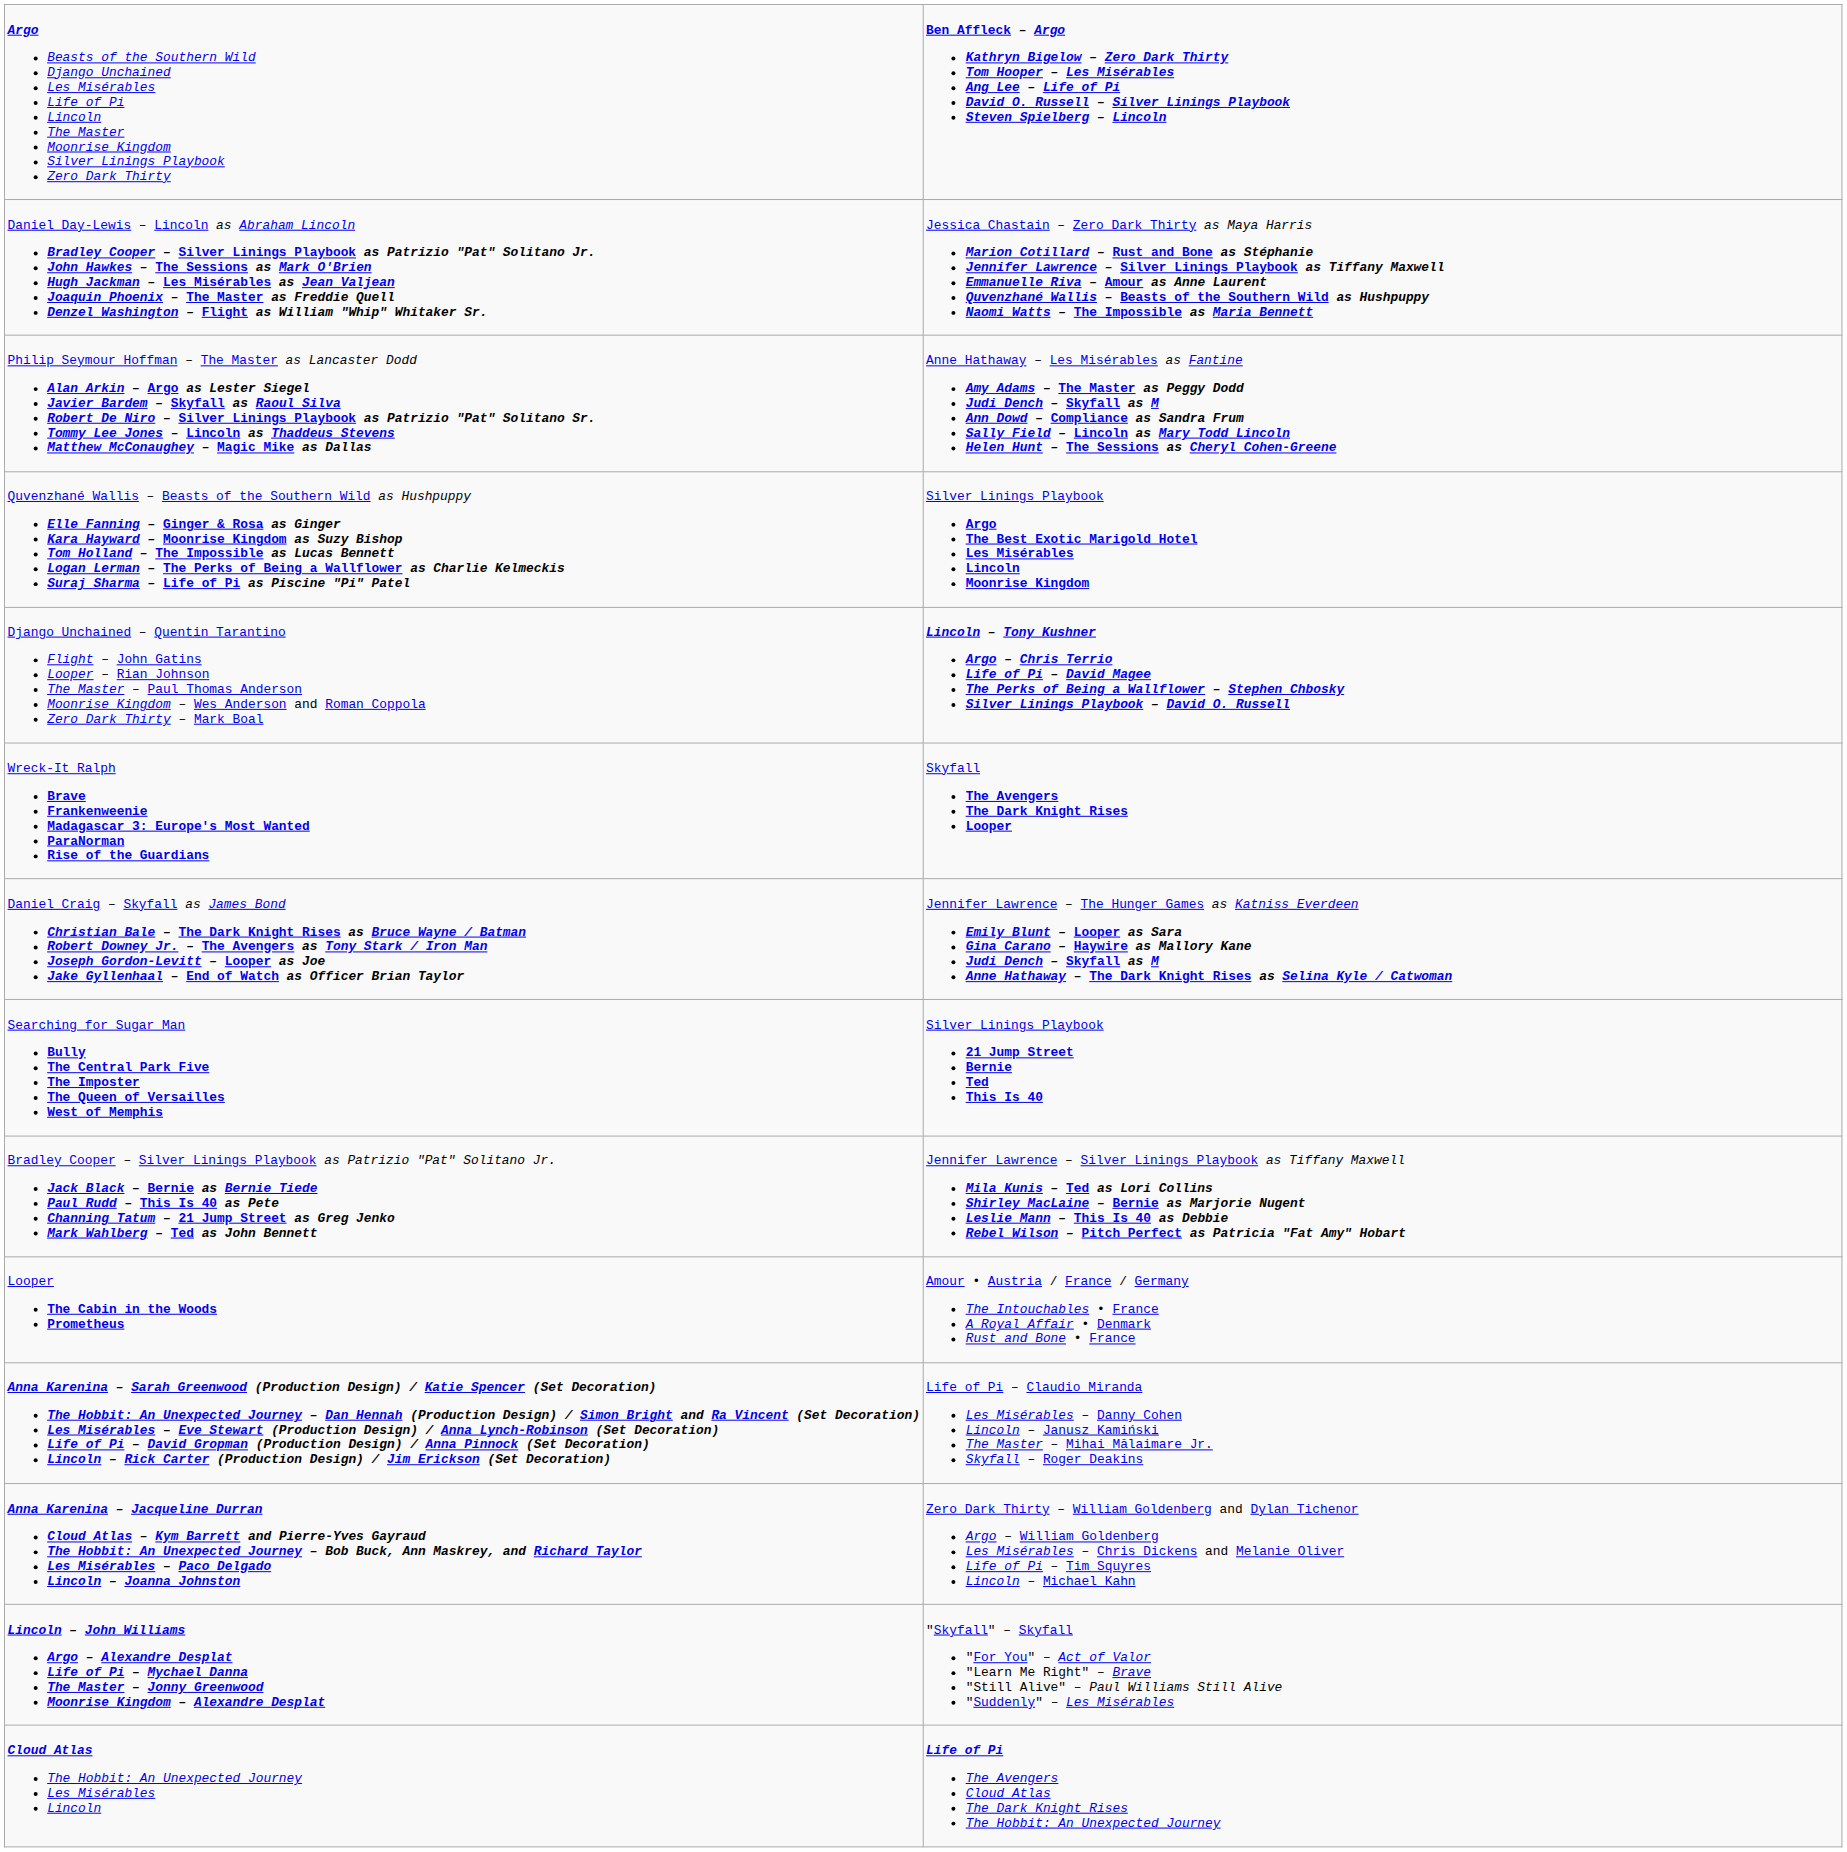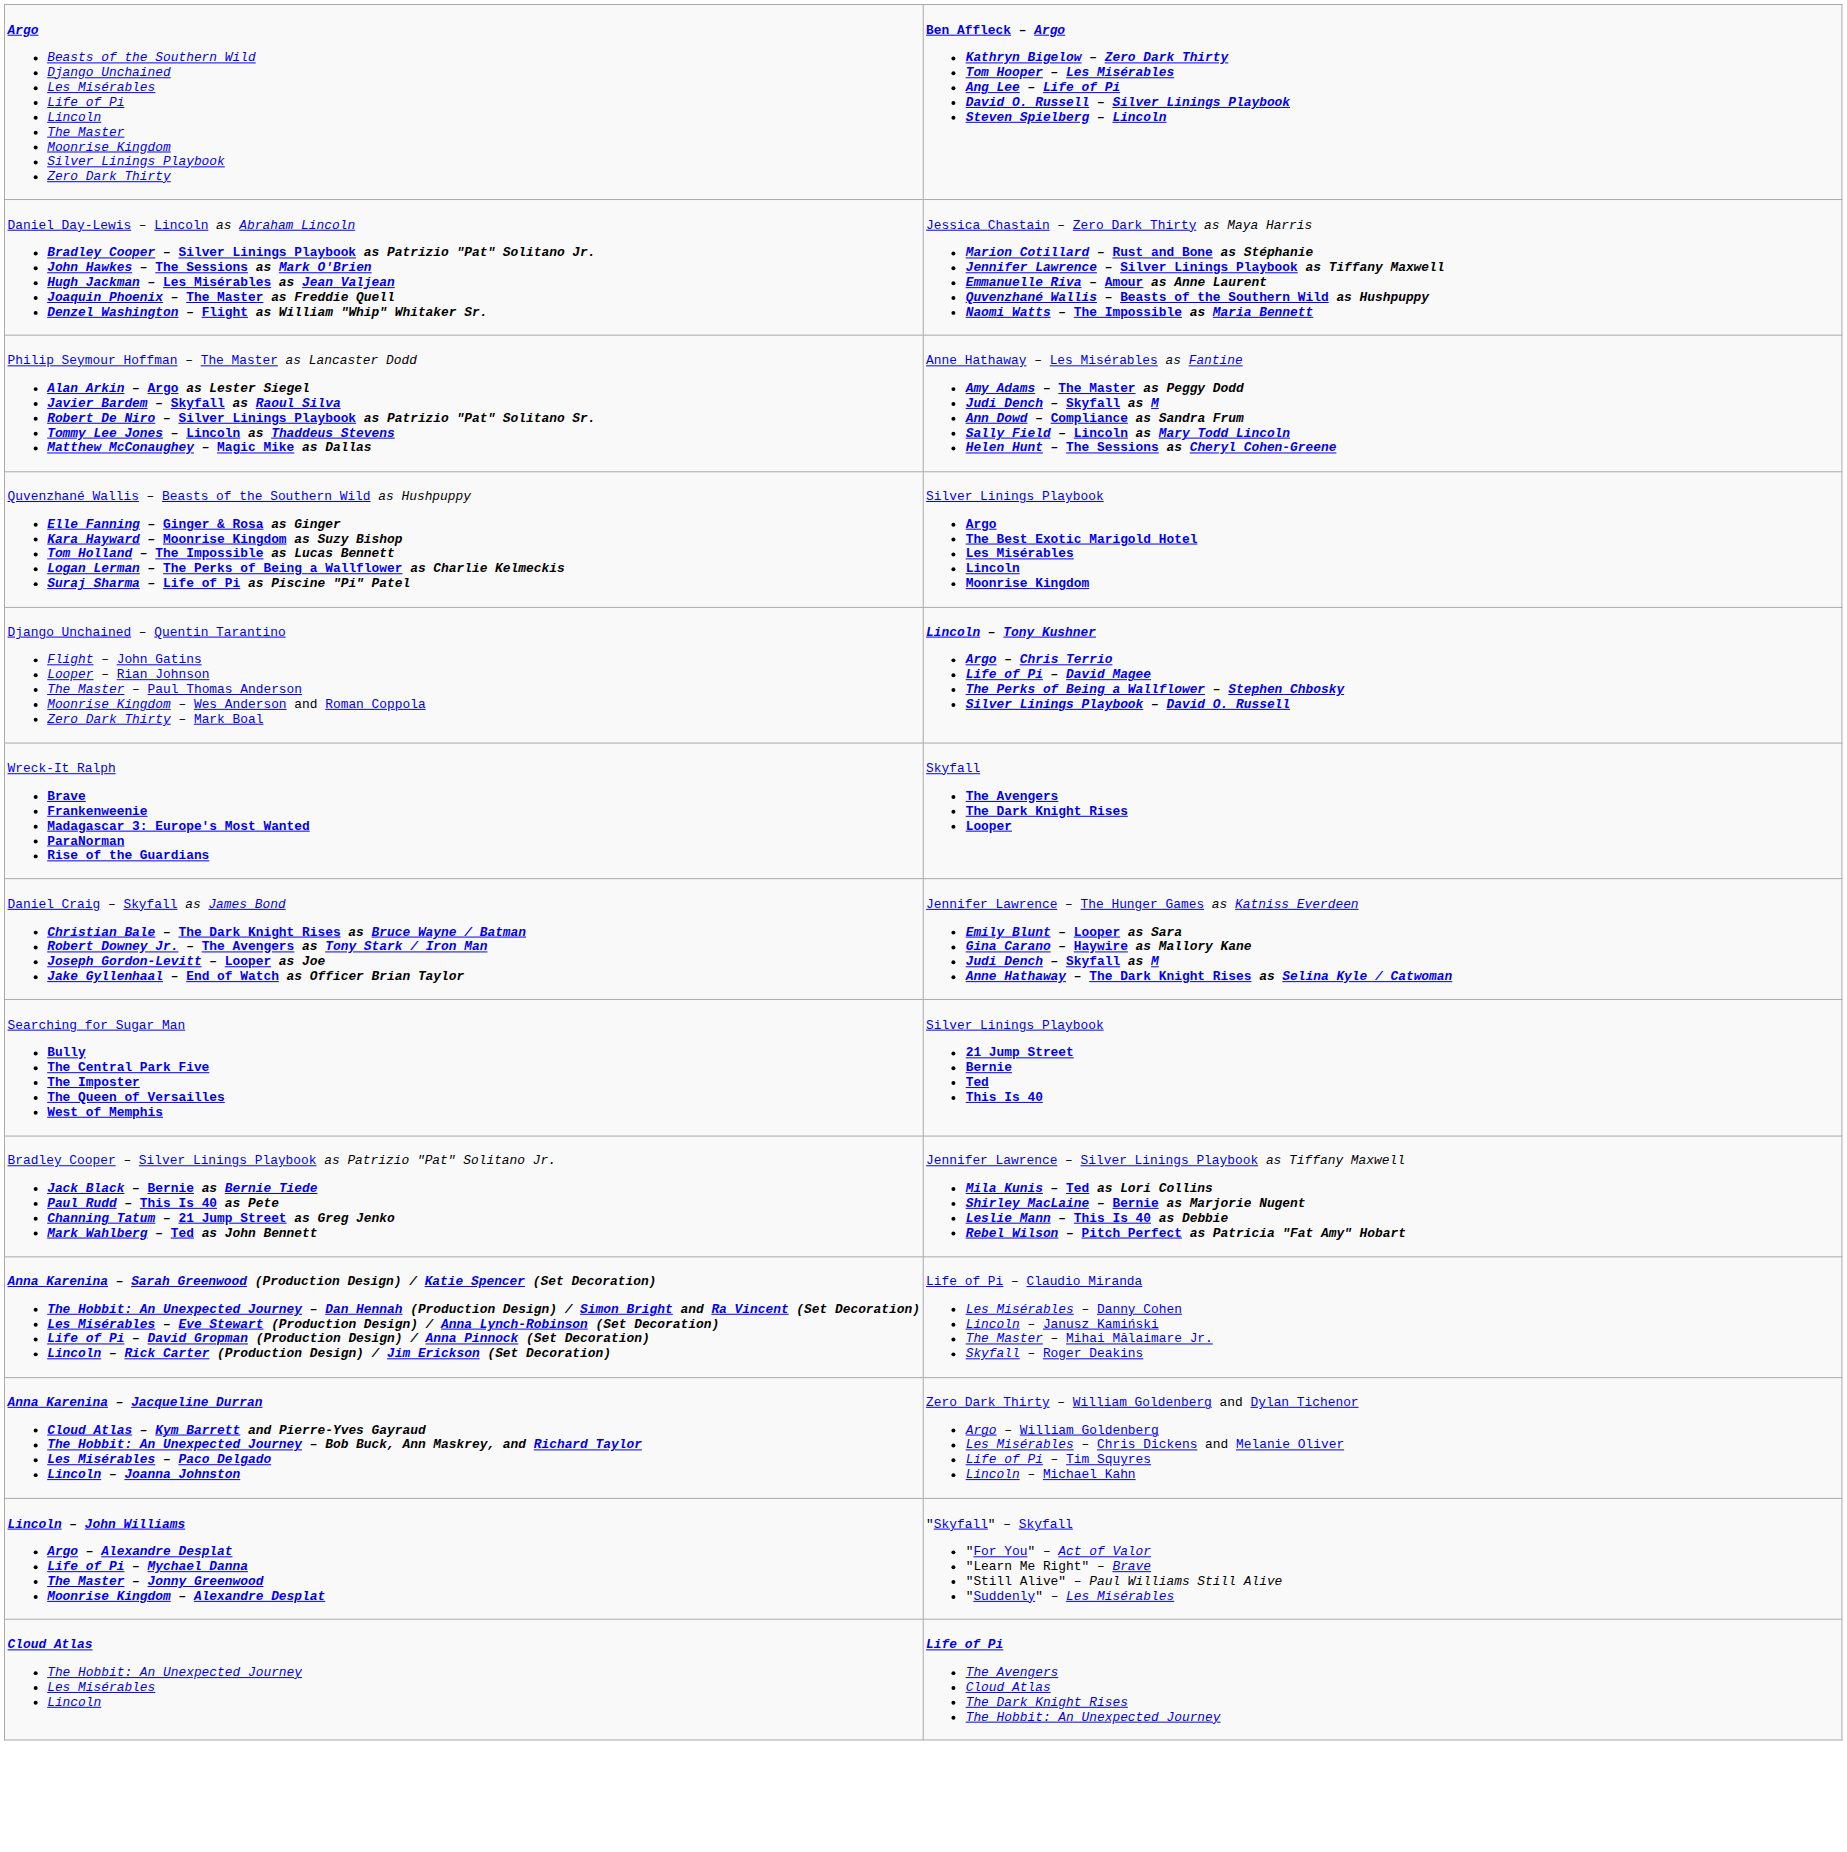- row: (464, 1303)
